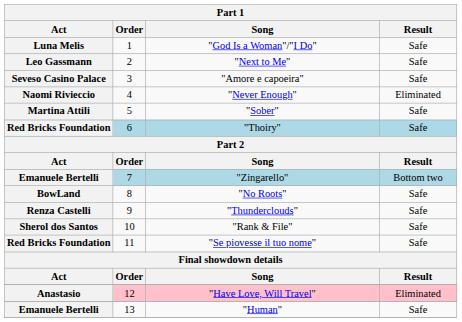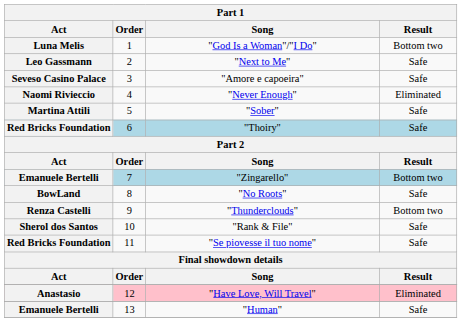(418, 45) Safe -> (418, 45) Bottom two
(418, 210) Safe -> (418, 210) Bottom two
